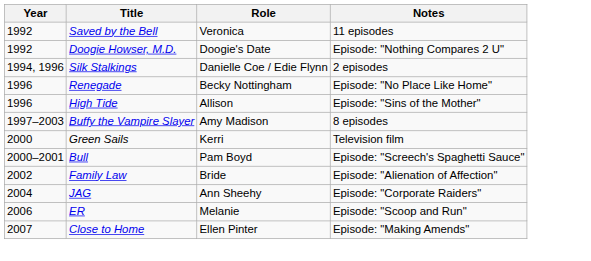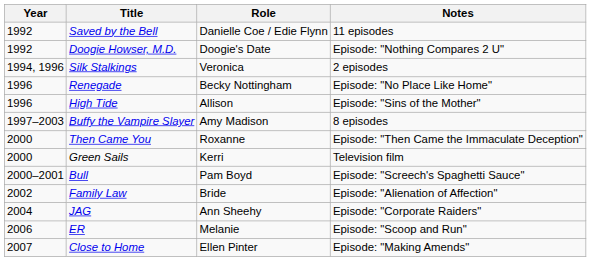(222, 31) Veronica -> (264, 31) Danielle Coe / Edie Flynn
(264, 67) Danielle Coe / Edie Flynn -> (222, 67) Veronica
+ row: (110, 139)
